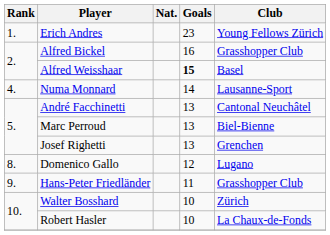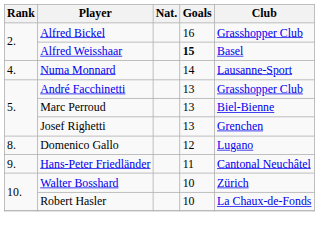- row: (71, 32)
(264, 107) Cantonal Neuchâtel -> (260, 88) Grasshopper Club
(260, 182) Grasshopper Club -> (264, 164) Cantonal Neuchâtel
